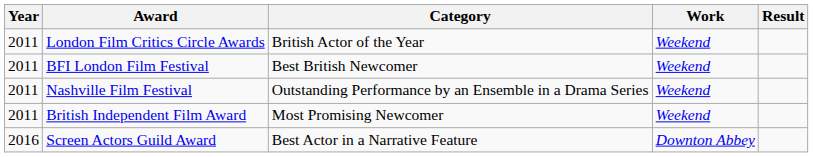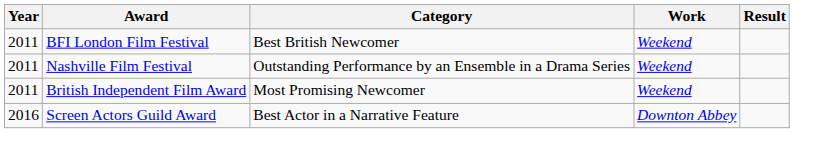- row: (155, 41)
